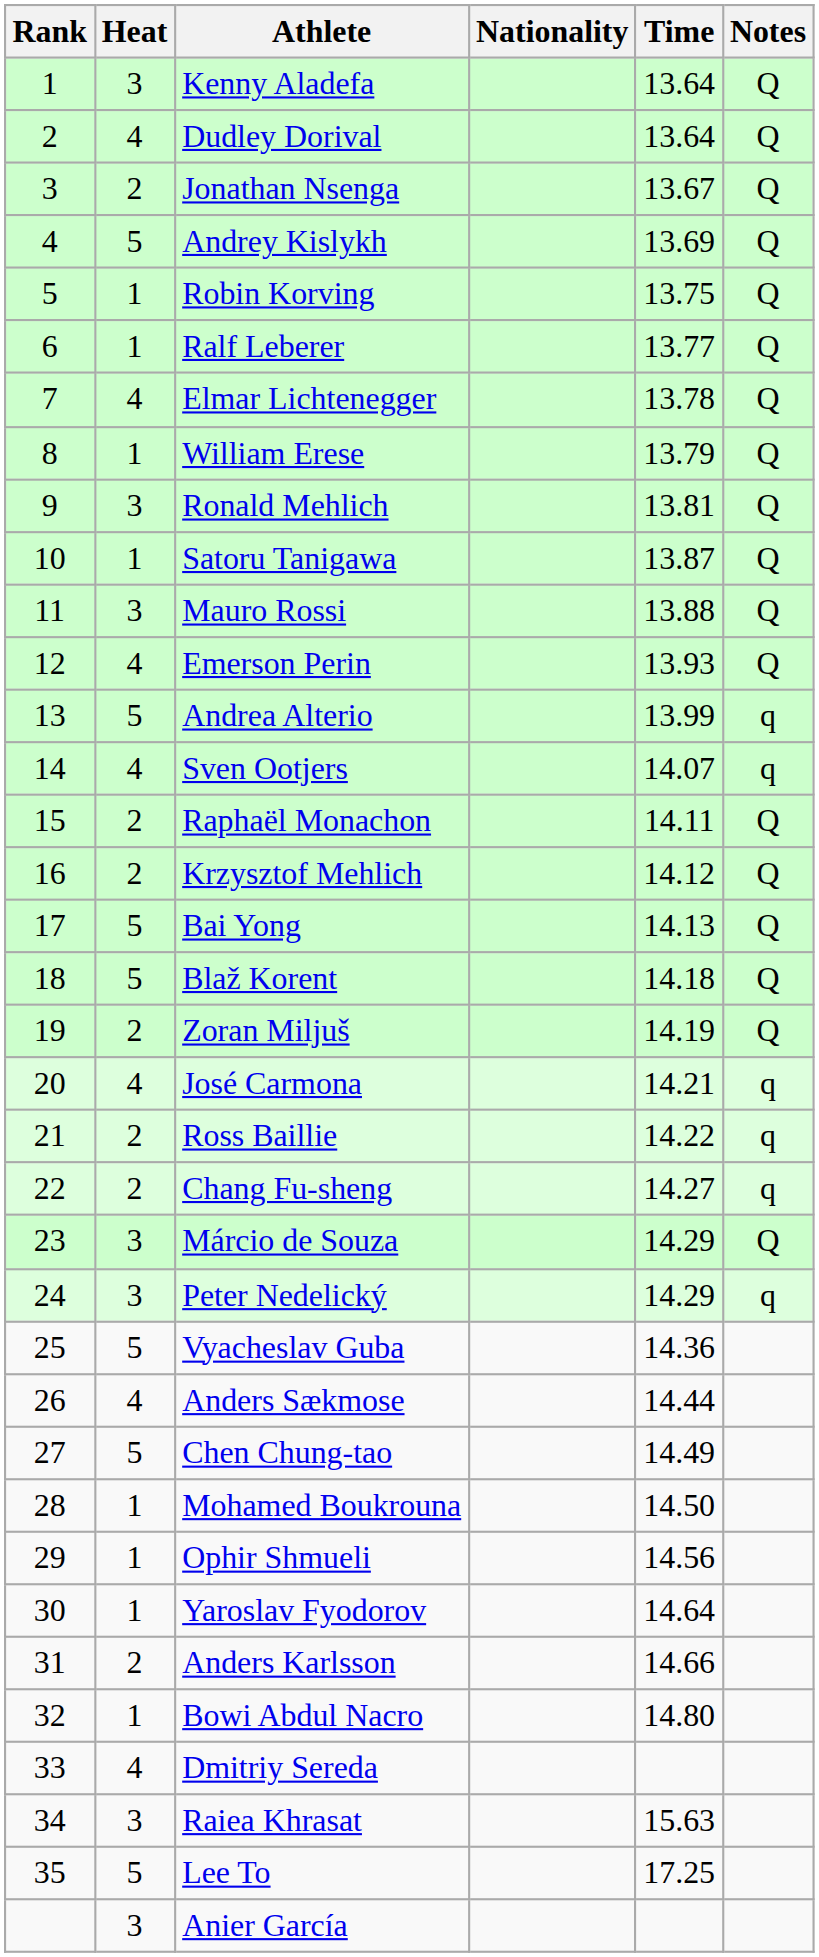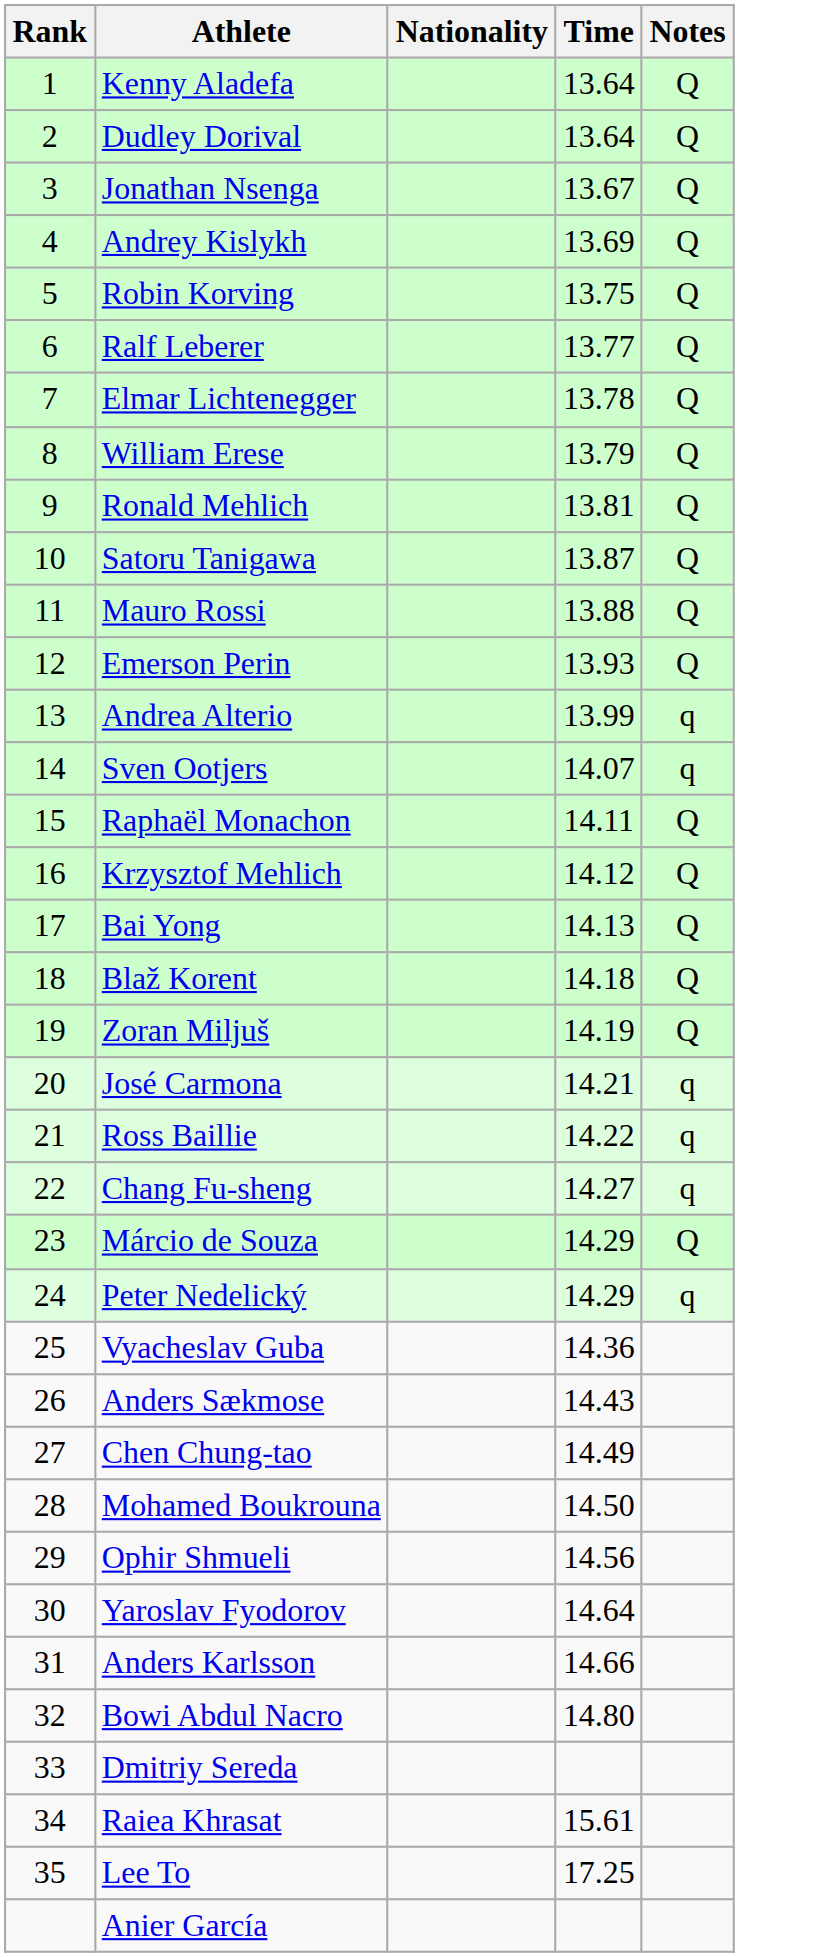- column: (135, 31)
(679, 1399) 14.44 -> (599, 1399) 14.43
(679, 1820) 15.63 -> (599, 1820) 15.61
